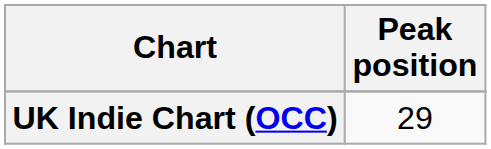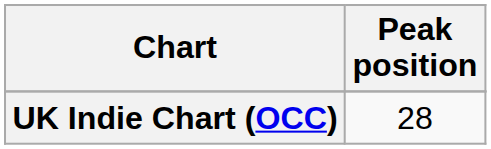(415, 117) 29 -> (415, 117) 28
